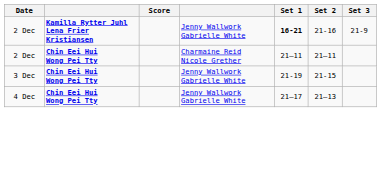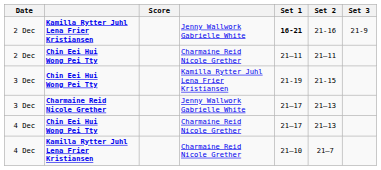(213, 76) Jenny Wallwork Gabrielle White -> (222, 80) Kamilla Rytter Juhl Lena Frier Kristiansen
+ row: (24, 105)
(213, 96) Jenny Wallwork Gabrielle White -> (211, 125) Charmaine Reid Nicole Grether
+ row: (24, 150)
